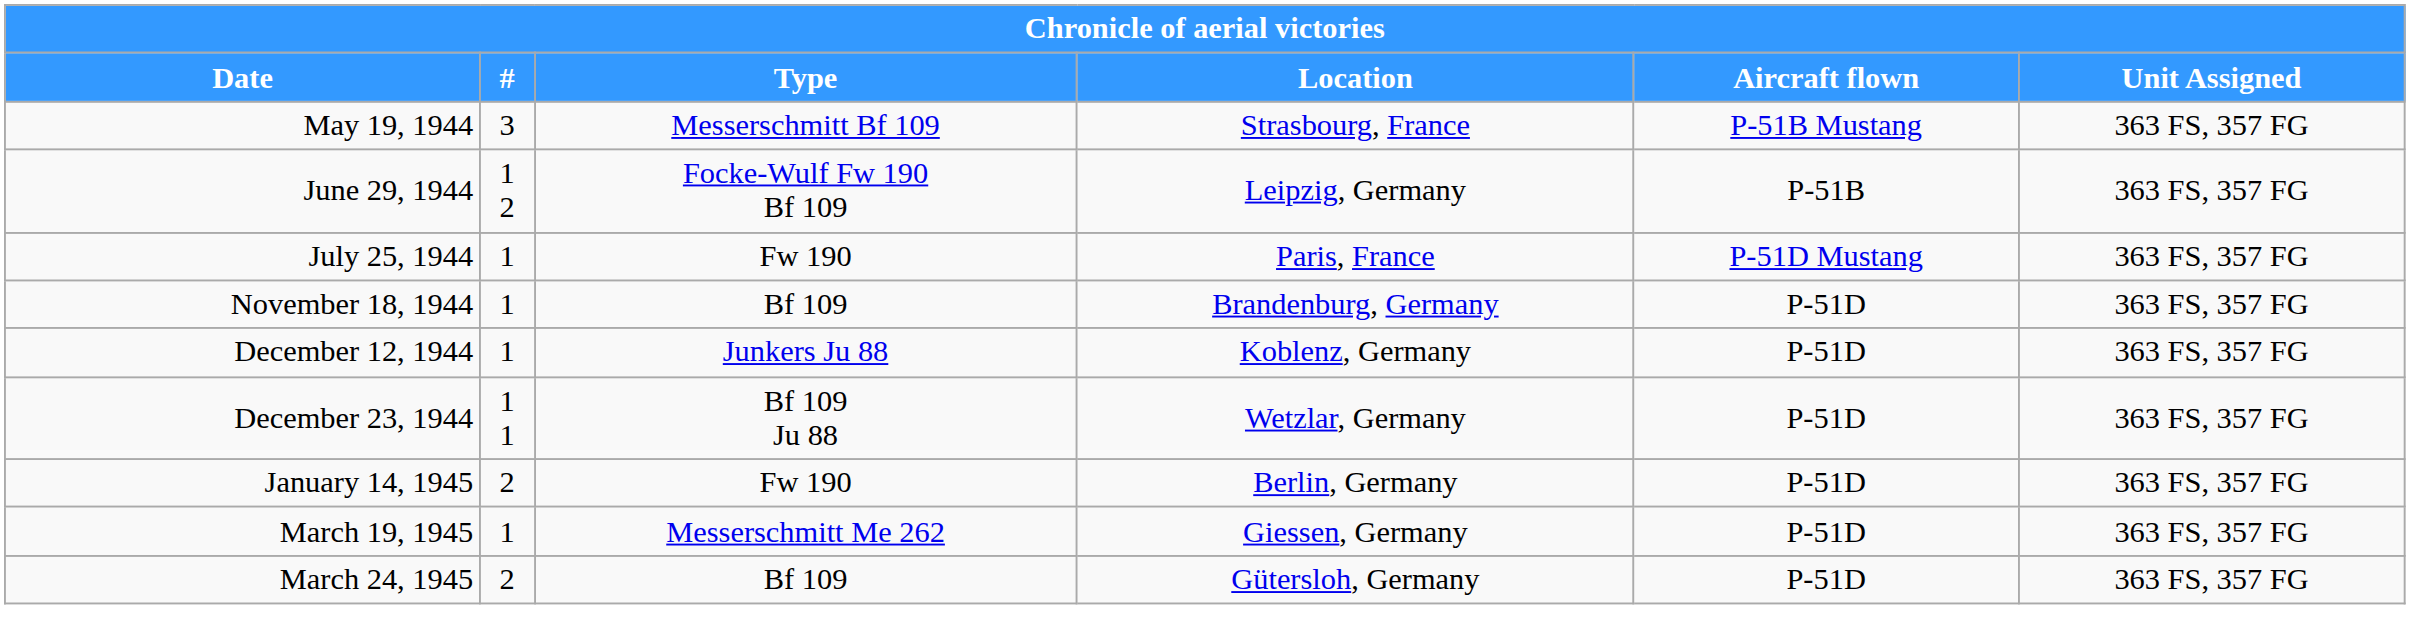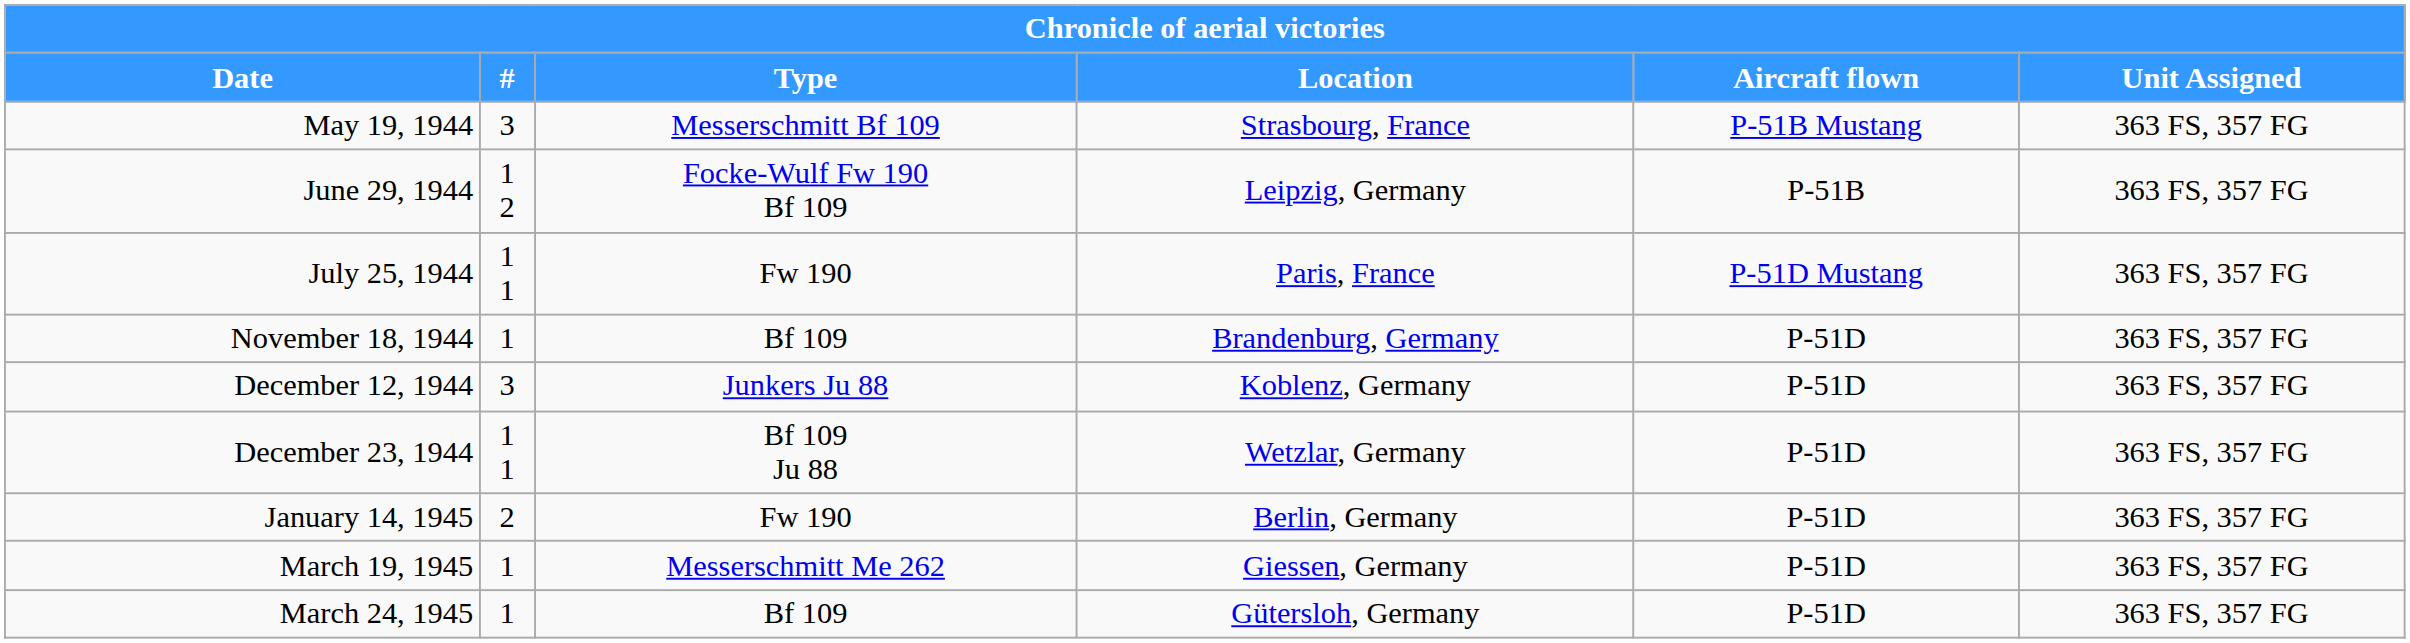(507, 255) 1 -> (507, 272) 1 1
(507, 352) 1 -> (507, 386) 3
(507, 579) 2 -> (507, 613) 1
